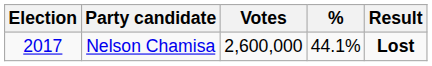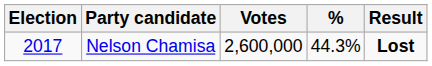(336, 46) 44.1% -> (336, 46) 44.3%
